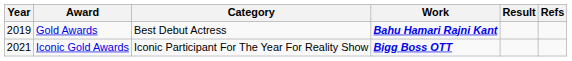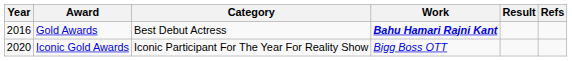(19, 30) 2019 -> (19, 30) 2016
(19, 47) 2021 -> (19, 47) 2020
(413, 47) bold -> (410, 47) normal
